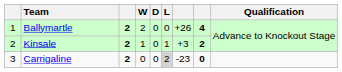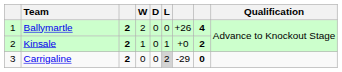(183, 43) +3 -> (183, 43) +0
(183, 59) -23 -> (183, 59) -29
